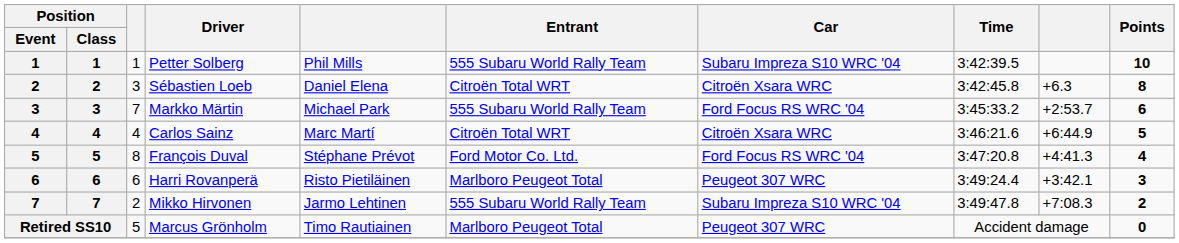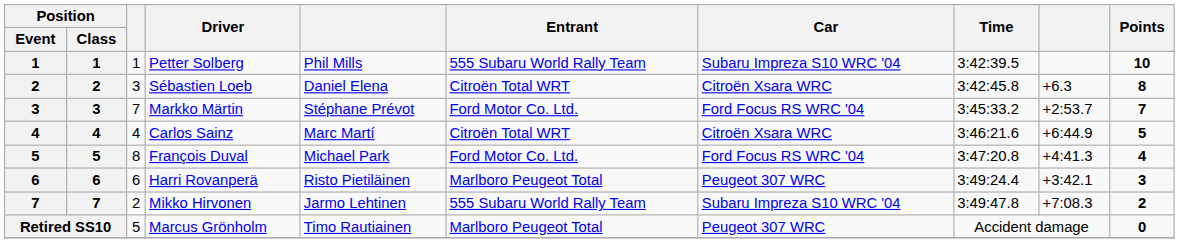(347, 109) Michael Park -> (359, 109) Stéphane Prévot
(548, 109) 555 Subaru World Rally Team -> (514, 109) Ford Motor Co. Ltd.
(1142, 109) 6 -> (1142, 109) 7
(359, 156) Stéphane Prévot -> (347, 156) Michael Park
